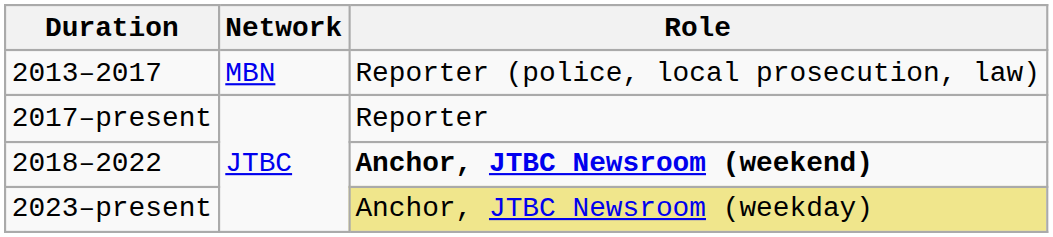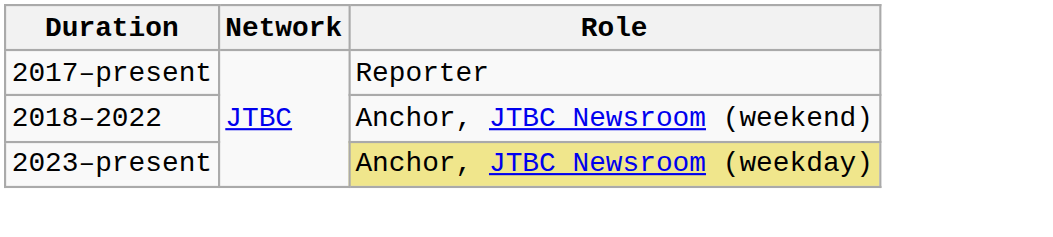- row: (87, 73)
(614, 164) bold -> (614, 118) normal
